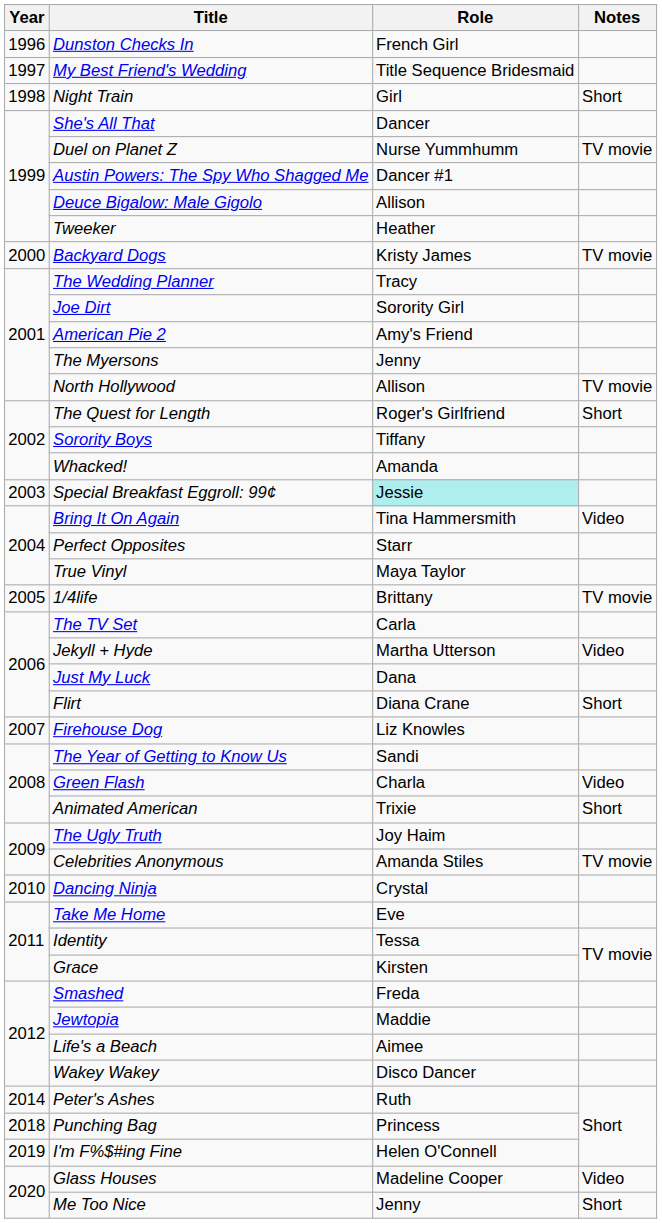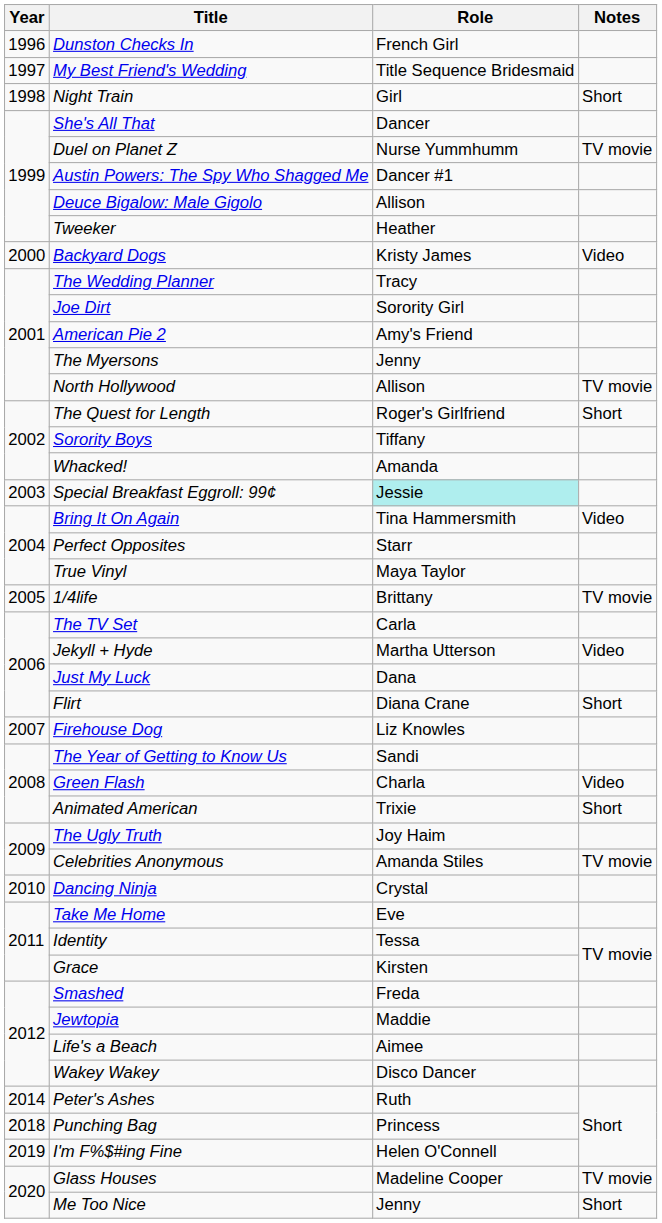(617, 255) TV movie -> (603, 255) Video
(603, 1178) Video -> (617, 1178) TV movie
